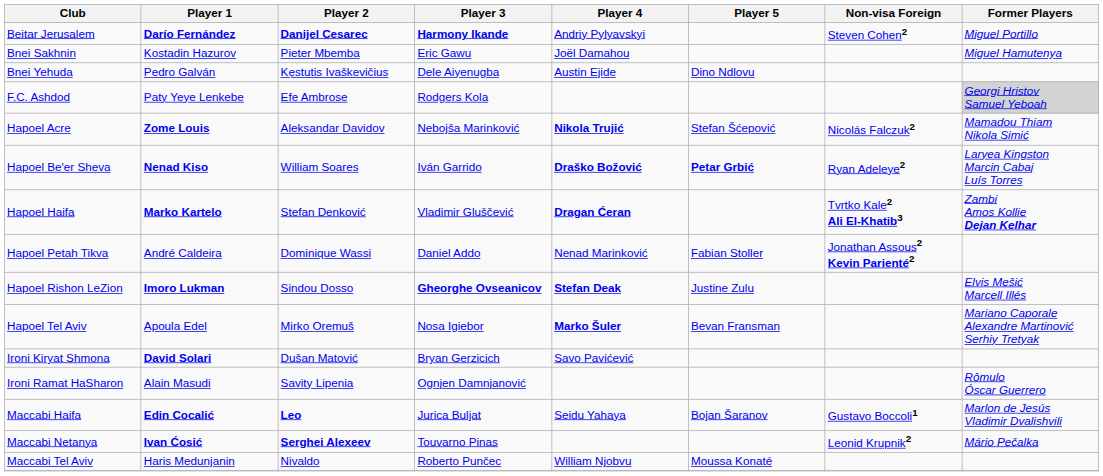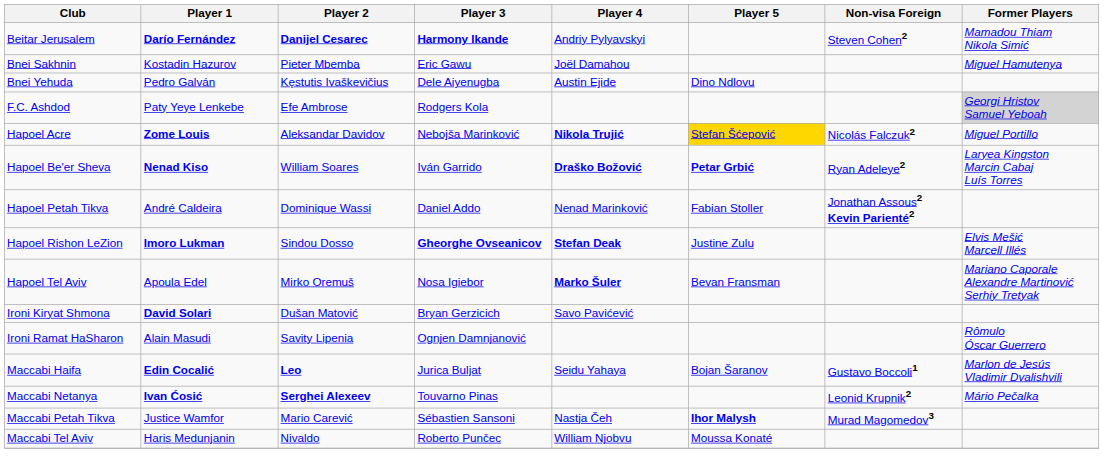(1001, 33) Miguel Portillo -> (1008, 38) Mamadou Thiam Nikola Simić
(733, 129) no background -> (733, 134) gold background
(1008, 129) Mamadou Thiam Nikola Simić -> (1001, 134) Miguel Portillo
- row: (41, 212)
+ row: (61, 418)
